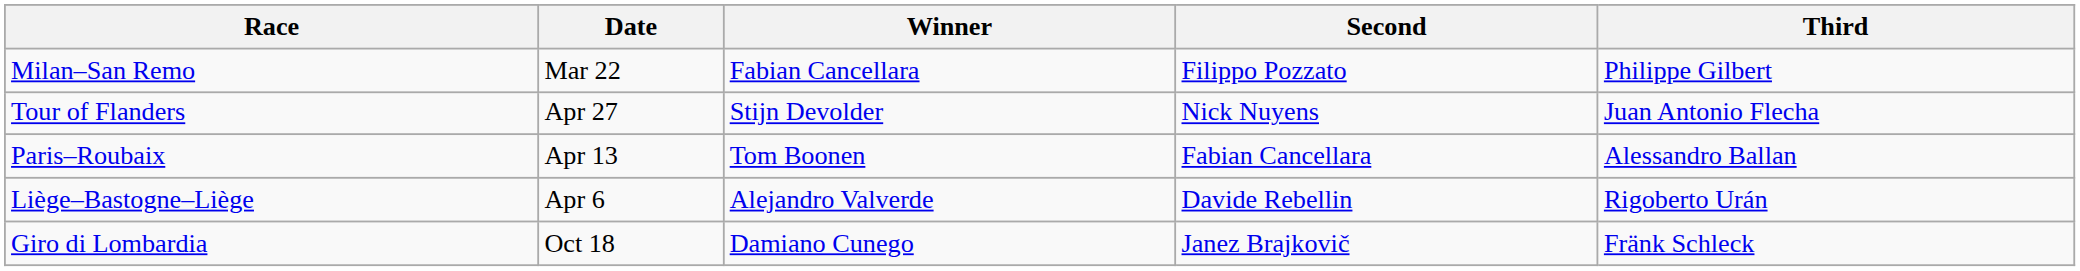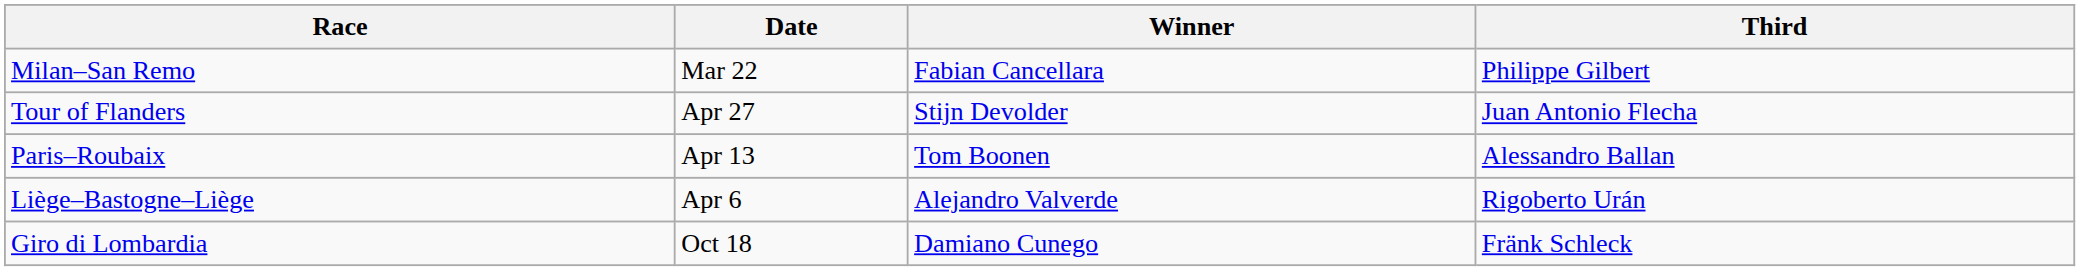- column: (1387, 26)
